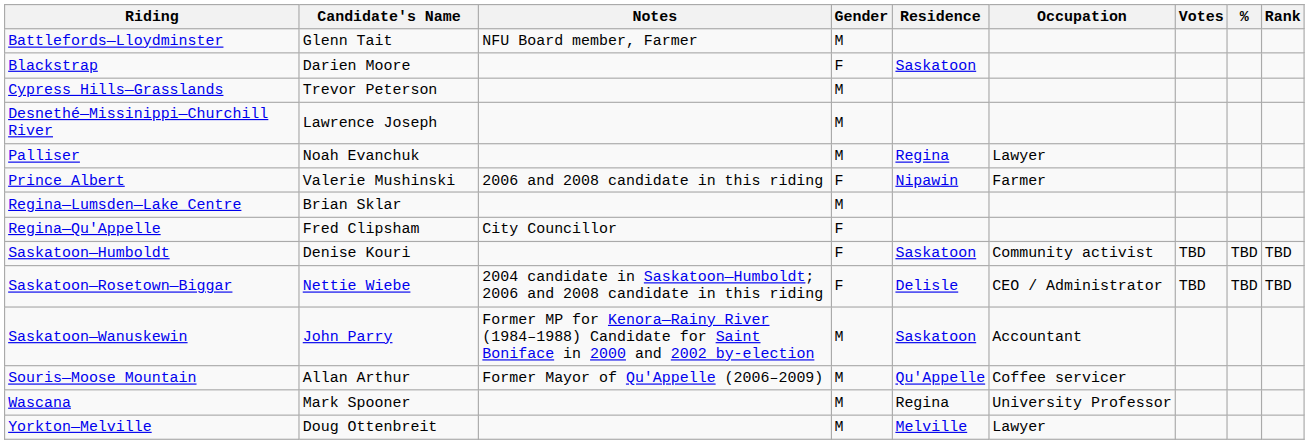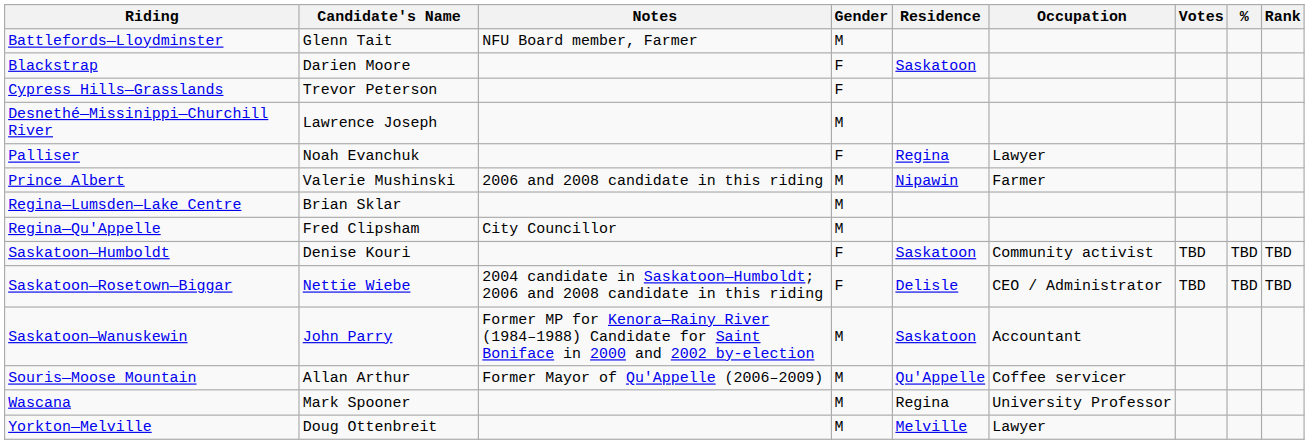(839, 90) M -> (839, 90) F
(839, 156) M -> (839, 156) F
(839, 180) F -> (839, 180) M
(839, 229) F -> (839, 229) M
